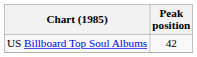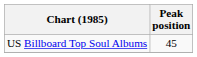(171, 43) 42 -> (171, 43) 45
